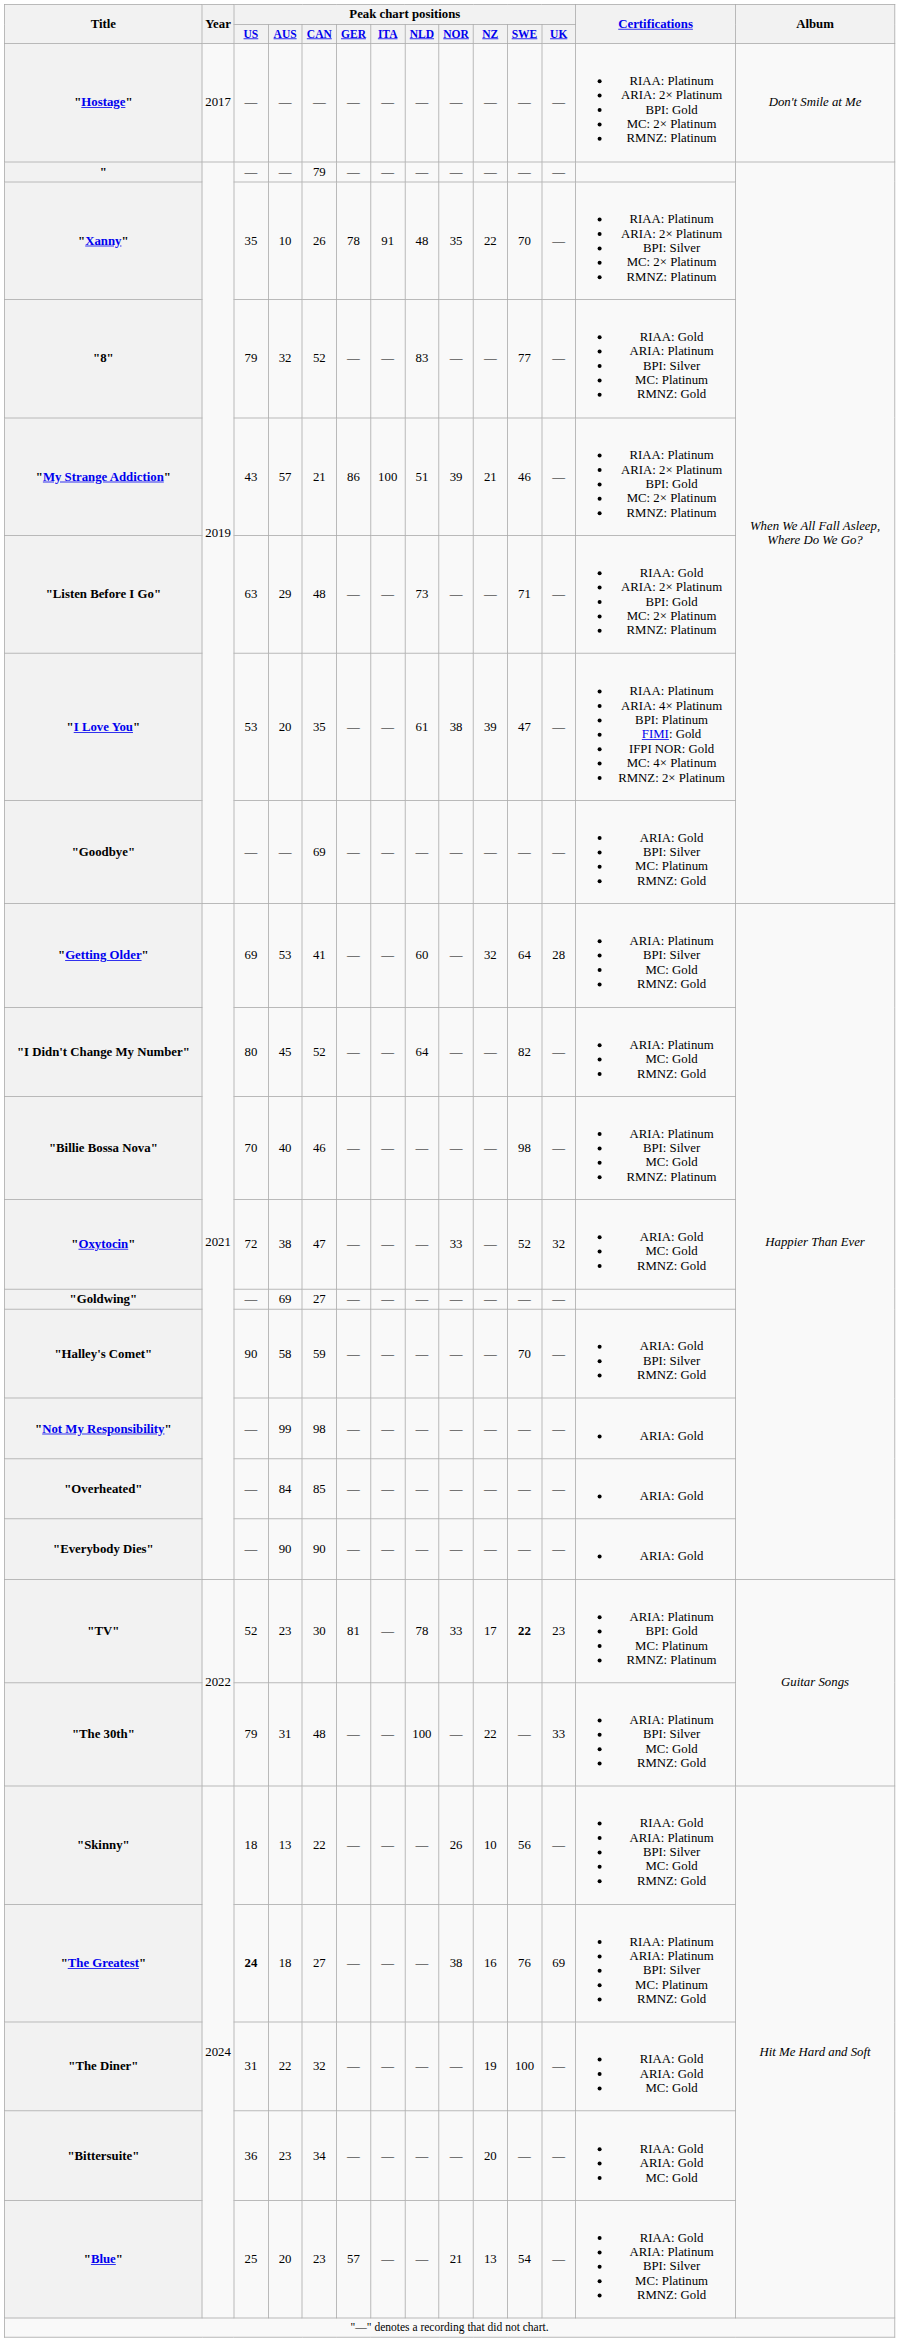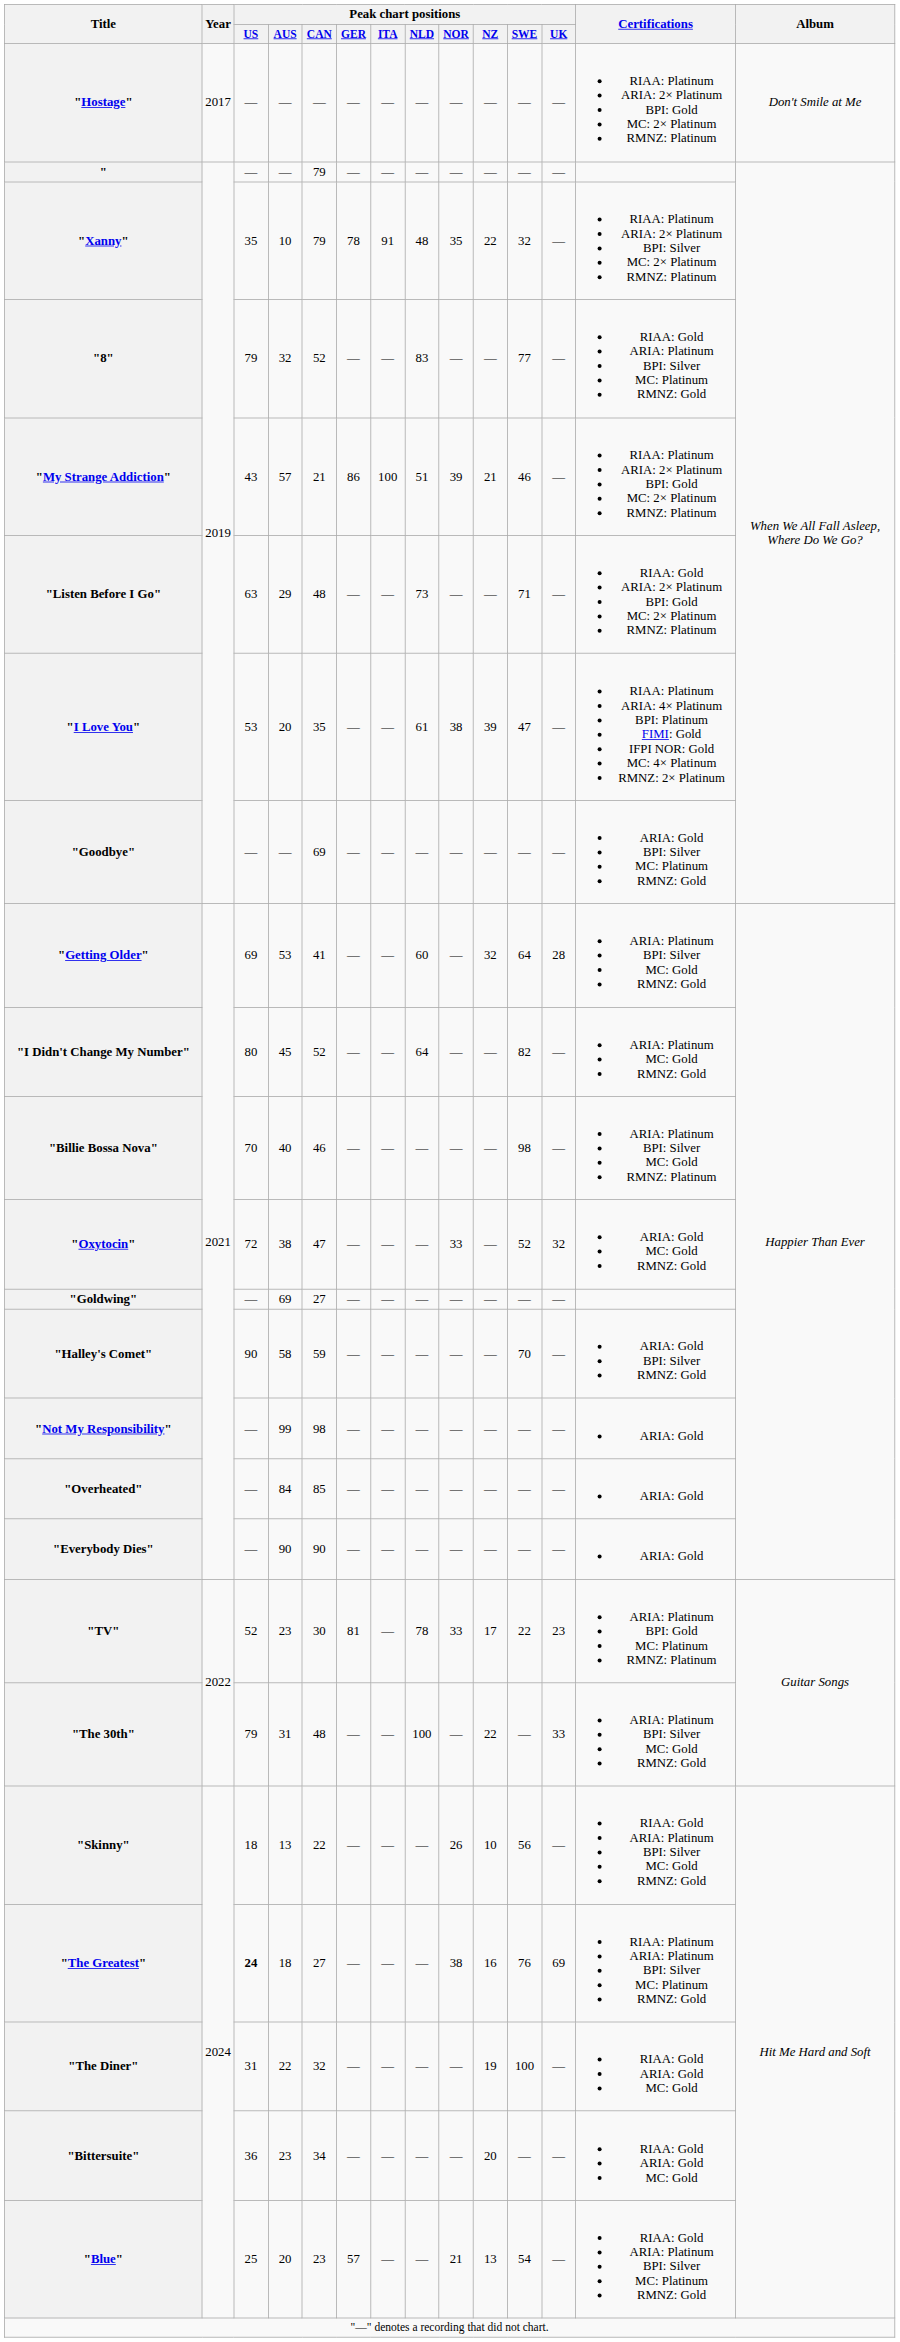(319, 240) 26 -> (319, 240) 79
(525, 240) 70 -> (525, 240) 32
(524, 1631) bold -> (525, 1631) normal
